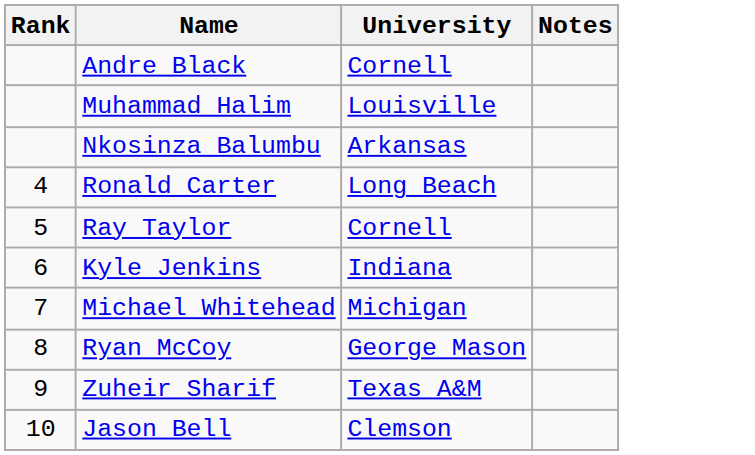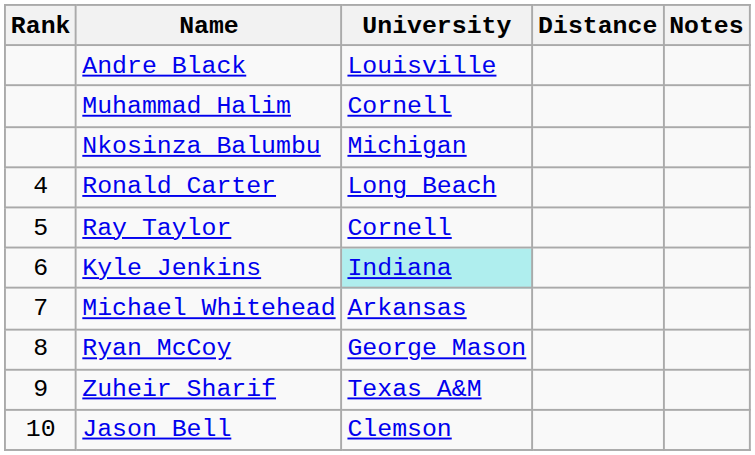+ column: (598, 25)
(400, 66) Cornell -> (422, 66) Louisville
(422, 106) Louisville -> (400, 106) Cornell
(407, 147) Arkansas -> (407, 147) Michigan
(400, 268) no background -> (400, 268) paleturquoise background
(407, 308) Michigan -> (407, 308) Arkansas
